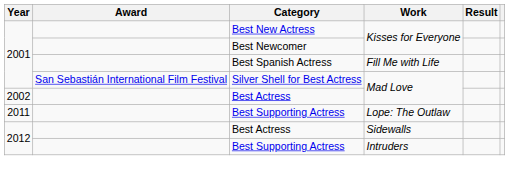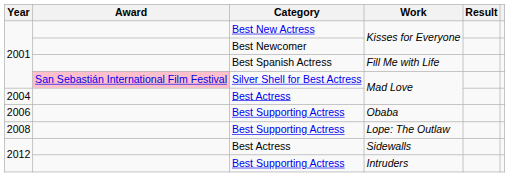(131, 79) no background -> (131, 79) pink background
(19, 96) 2002 -> (19, 96) 2004
+ row: (288, 113)
(19, 113) 2011 -> (19, 130) 2008
